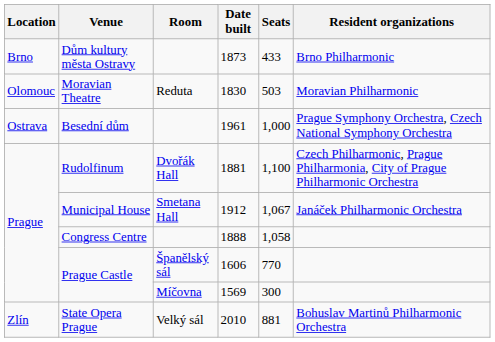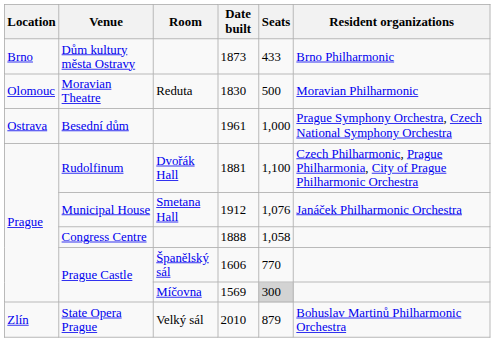(271, 91) 503 -> (271, 91) 500
(276, 209) 1,067 -> (276, 209) 1,076
(271, 292) no background -> (271, 292) lightgrey background
(271, 319) 881 -> (271, 319) 879
